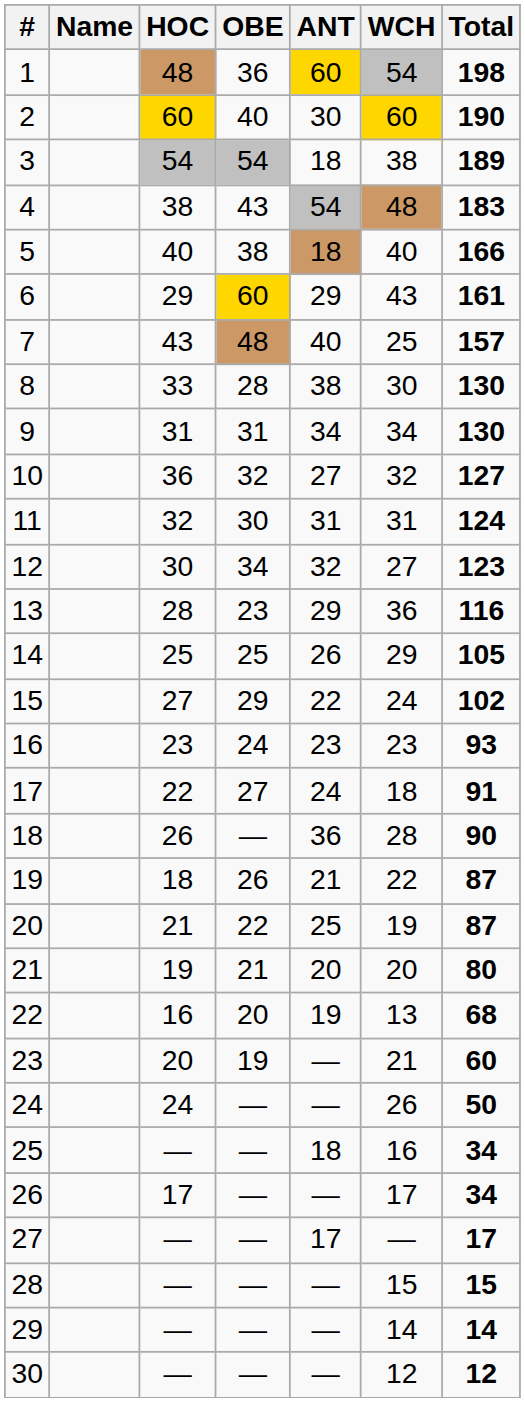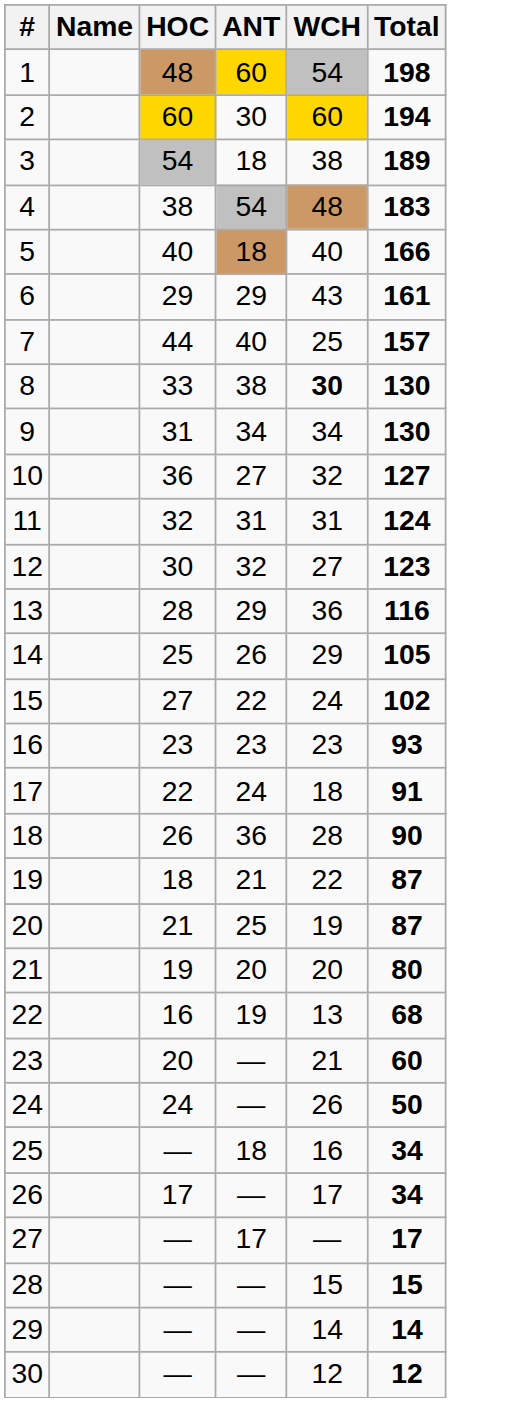- column: (253, 26)
(481, 116) 190 -> (407, 116) 194
(178, 341) 43 -> (178, 341) 44
(402, 386) normal -> (327, 386) bold
